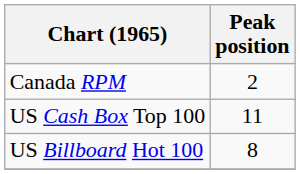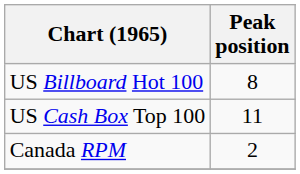rows swapped: (106, 150) <-> (68, 81)
